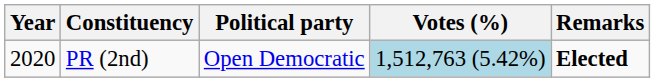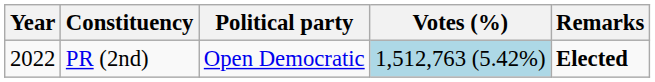(33, 58) 2020 -> (33, 58) 2022
